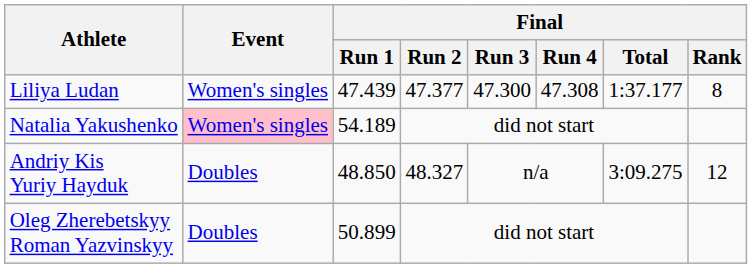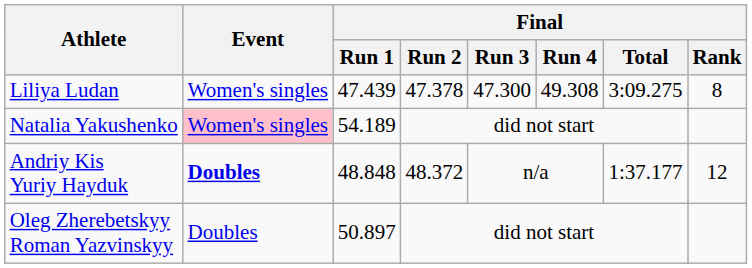(434, 91) 47.377 -> (434, 91) 47.378
(570, 91) 47.308 -> (570, 91) 49.308
(645, 91) 1:37.177 -> (645, 91) 3:09.275
(223, 173) normal -> (224, 173) bold
(367, 173) 48.850 -> (367, 173) 48.848
(434, 173) 48.327 -> (434, 173) 48.372
(645, 173) 3:09.275 -> (645, 173) 1:37.177
(367, 232) 50.899 -> (367, 232) 50.897
